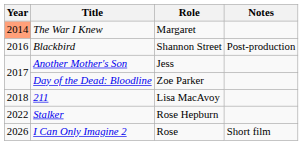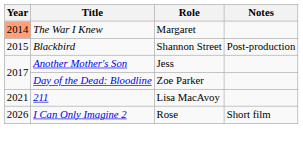(18, 47) 2016 -> (18, 47) 2015
(18, 98) 2018 -> (18, 98) 2021
- row: (48, 115)
